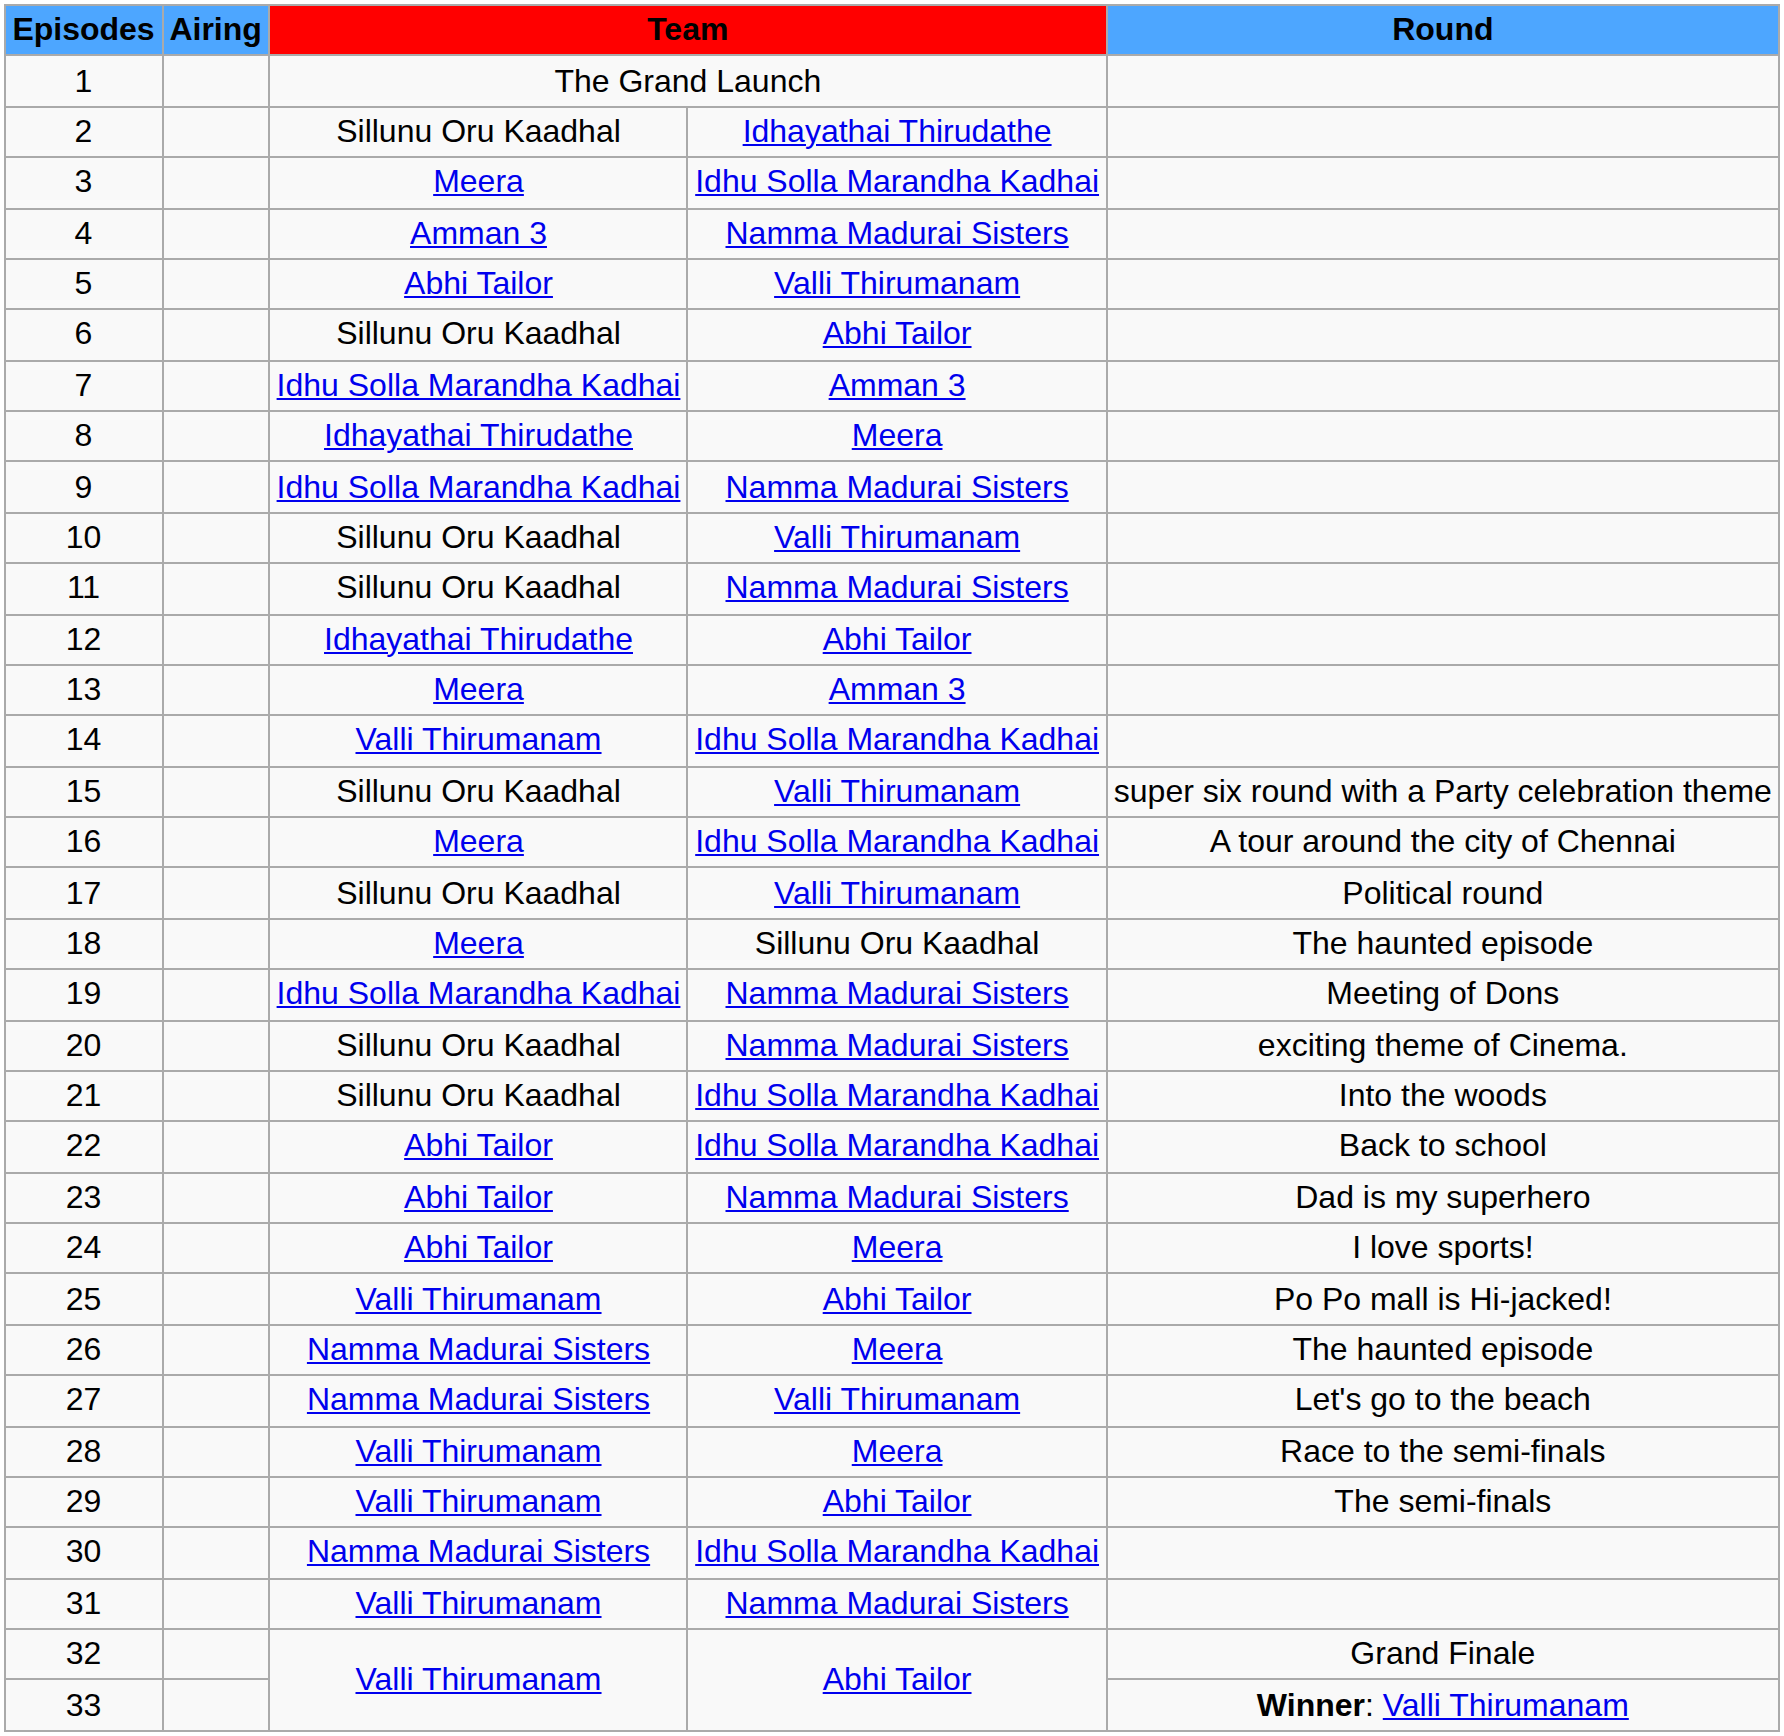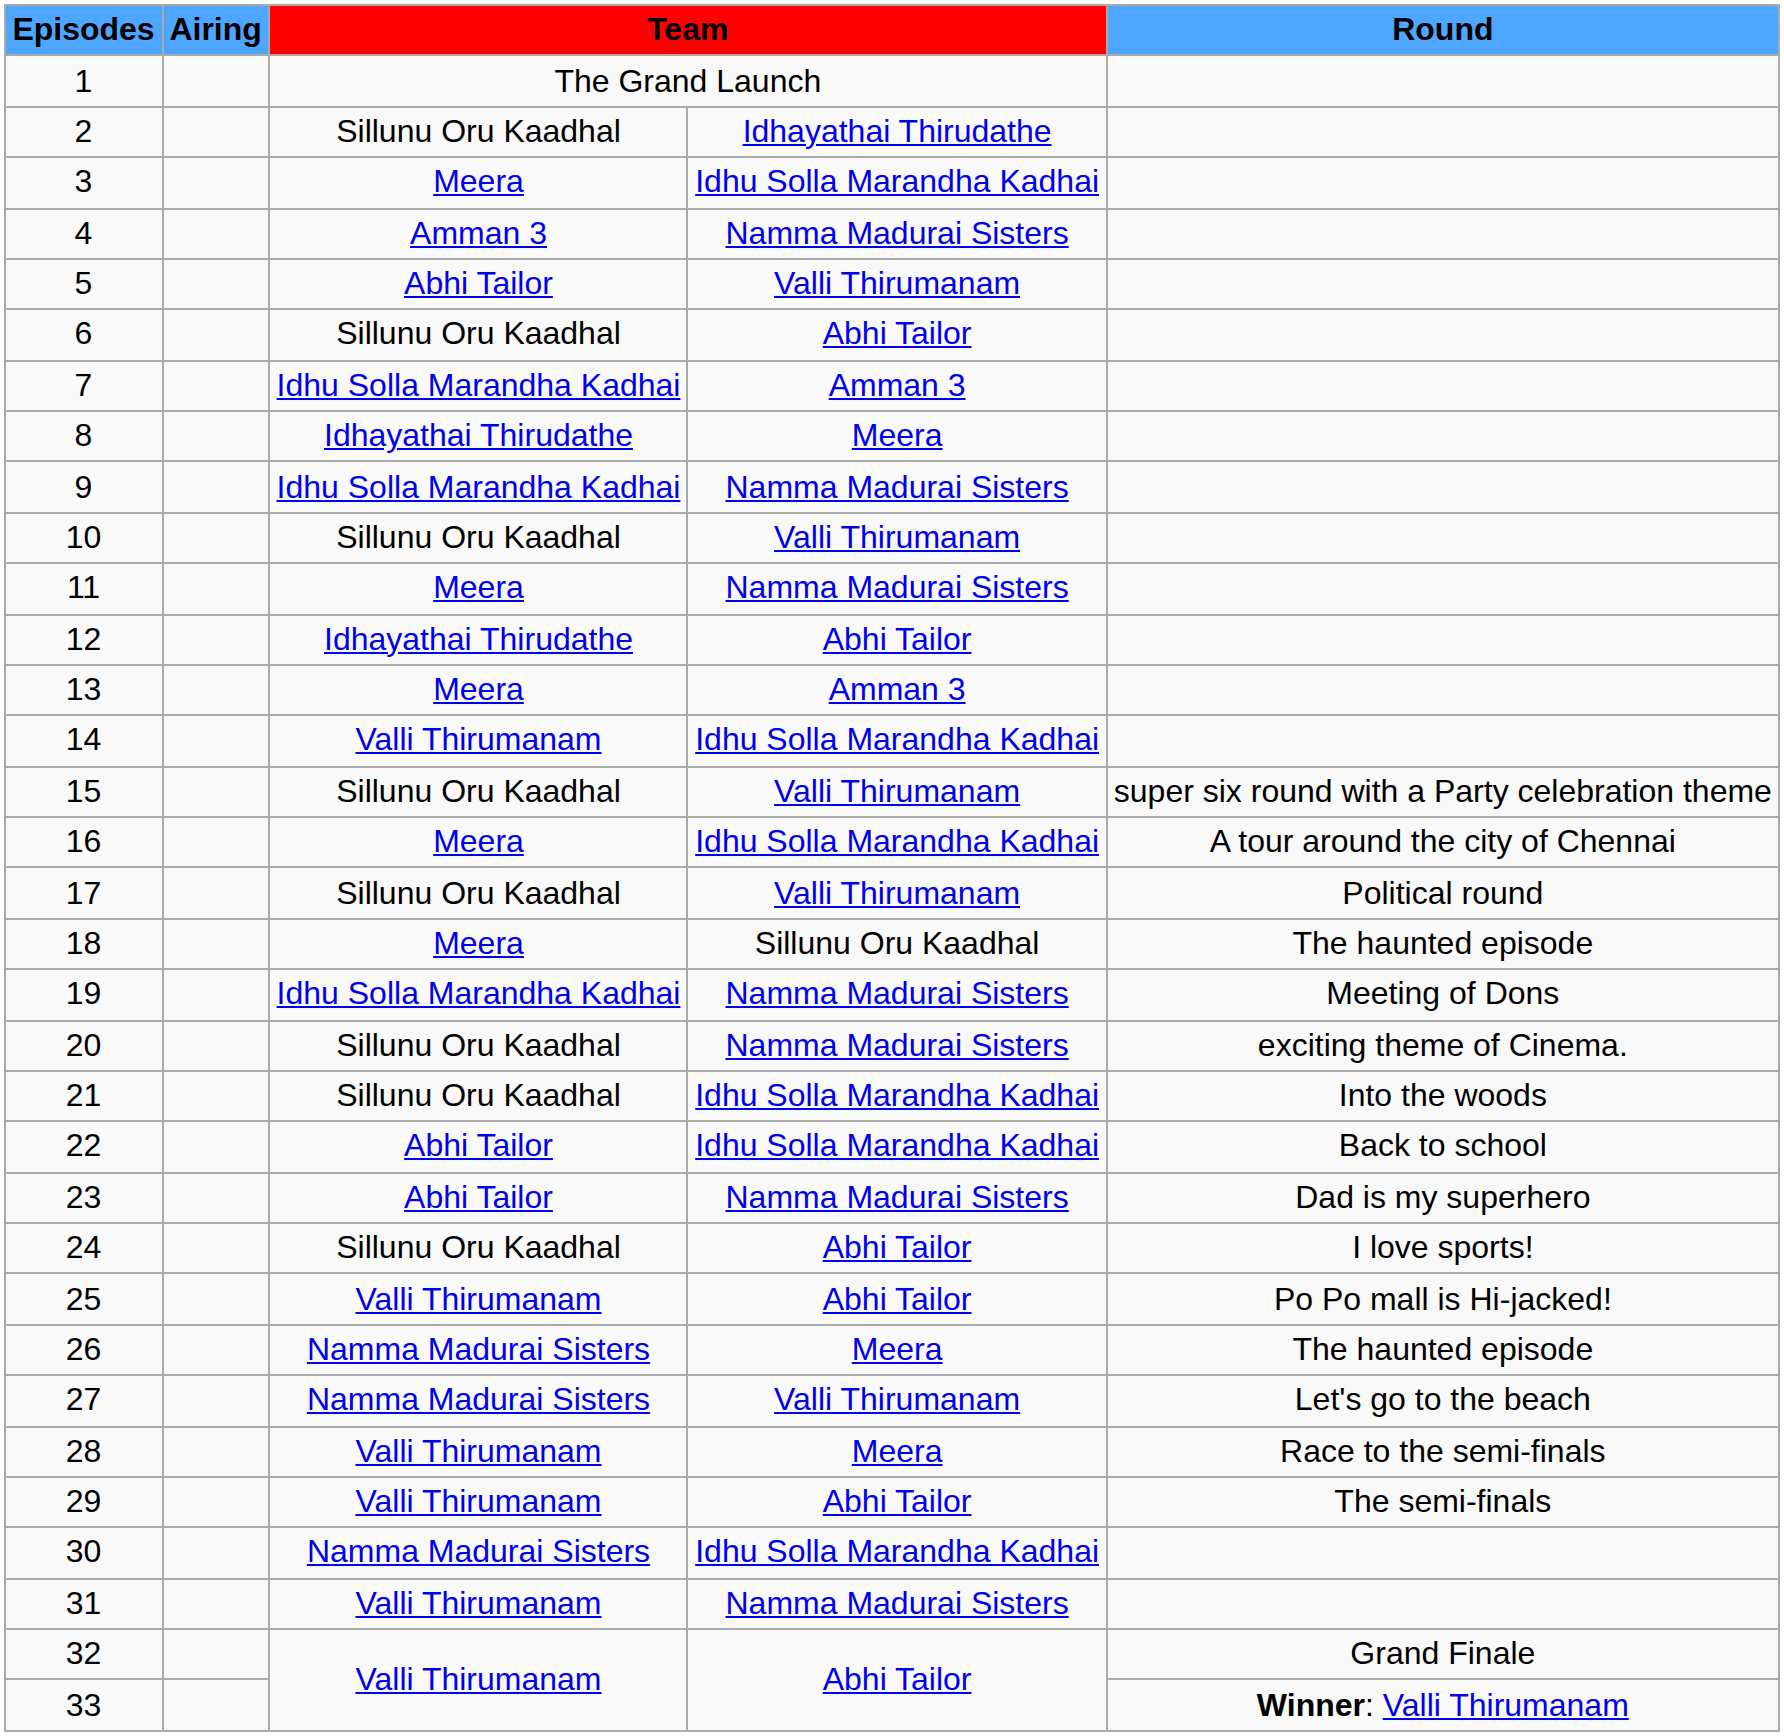(478, 588) Sillunu Oru Kaadhal -> (479, 588) Meera
(479, 1247) Abhi Tailor -> (478, 1247) Sillunu Oru Kaadhal
(897, 1247) Meera -> (897, 1247) Abhi Tailor
